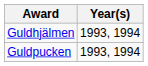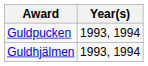rows swapped: (39, 52) <-> (41, 33)
